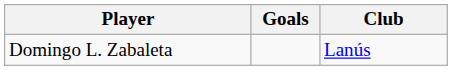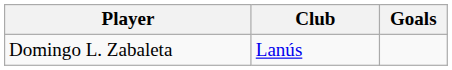columns swapped: (286, 19) <-> (384, 19)
